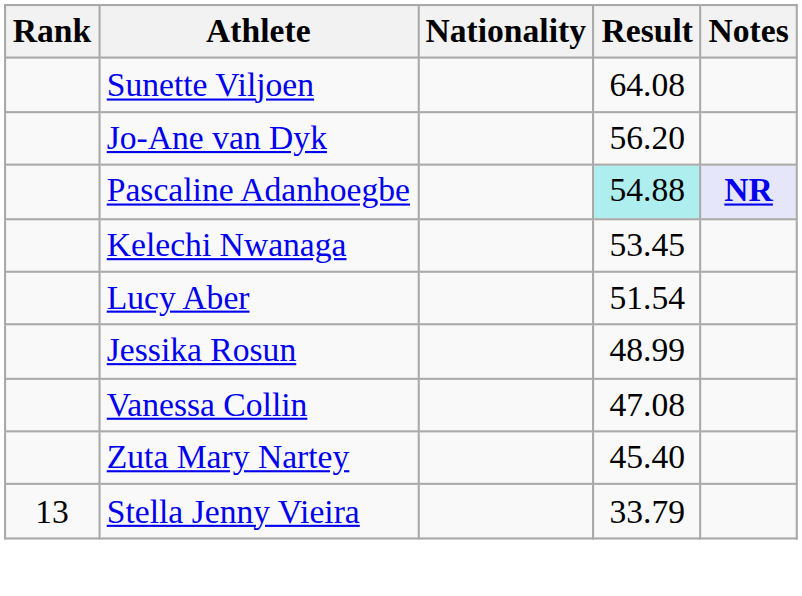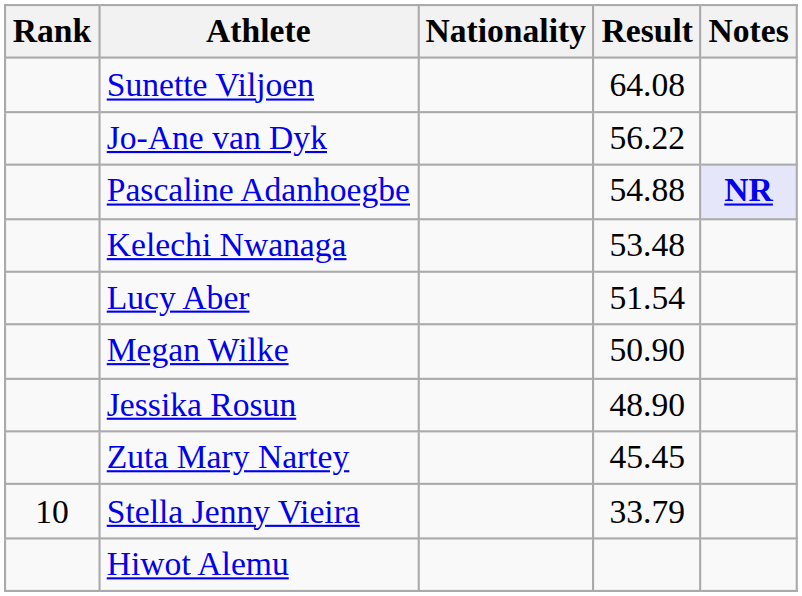(647, 137) 56.20 -> (647, 137) 56.22
(647, 191) paleturquoise background -> (647, 191) no background
(647, 244) 53.45 -> (647, 244) 53.48
+ row: (198, 350)
(647, 350) 48.99 -> (647, 404) 48.90
- row: (207, 404)
(647, 457) 45.40 -> (647, 457) 45.45
(52, 510) 13 -> (52, 510) 10
+ row: (198, 564)
